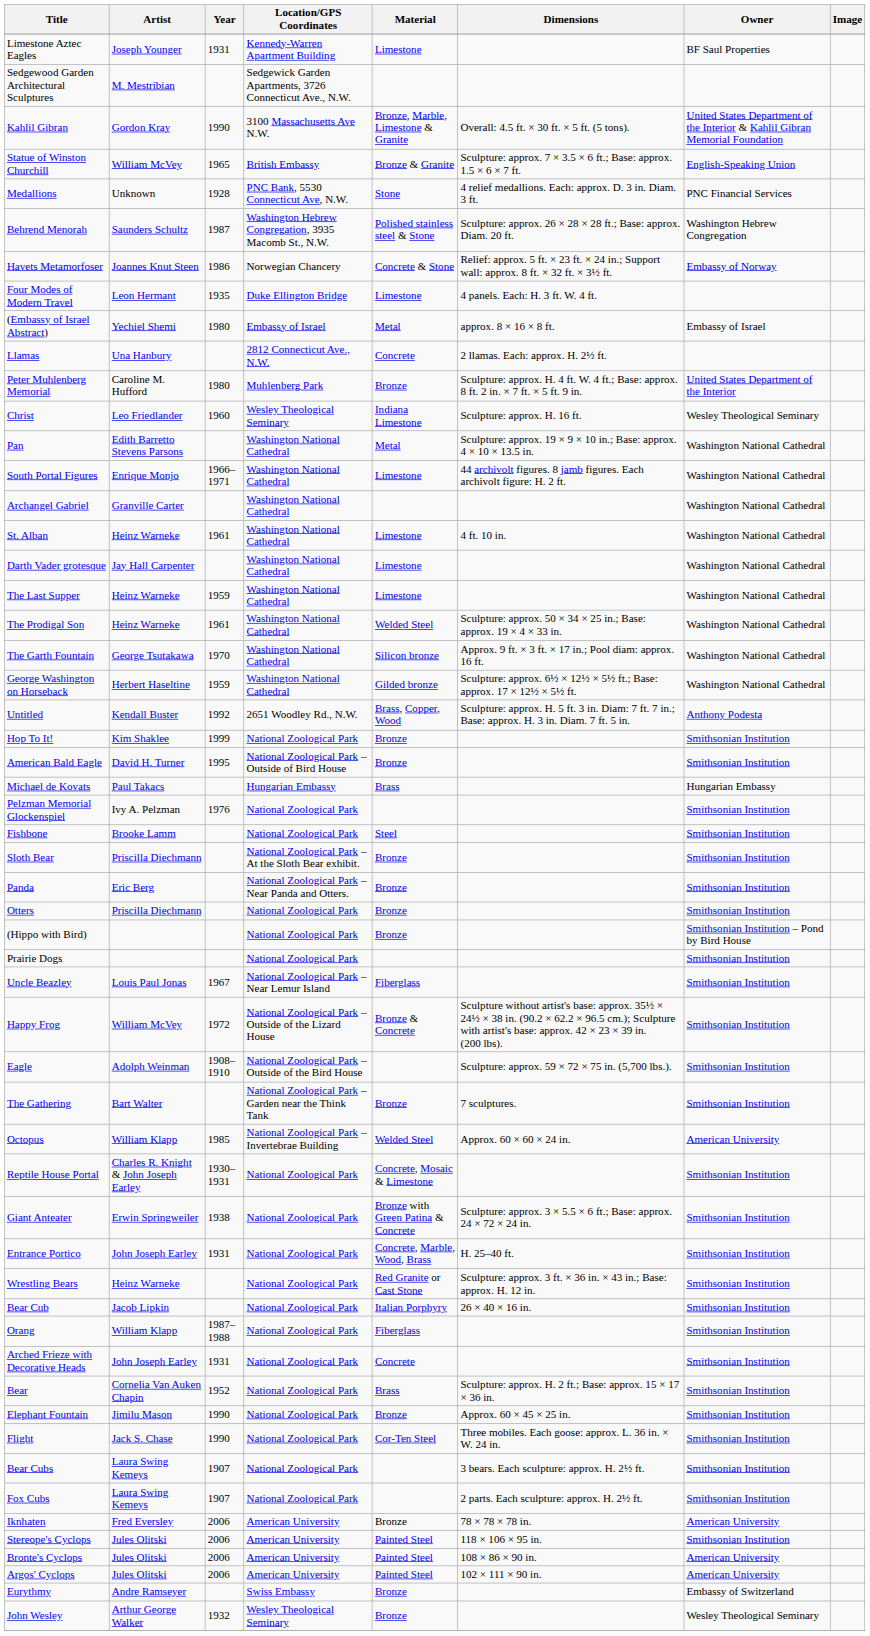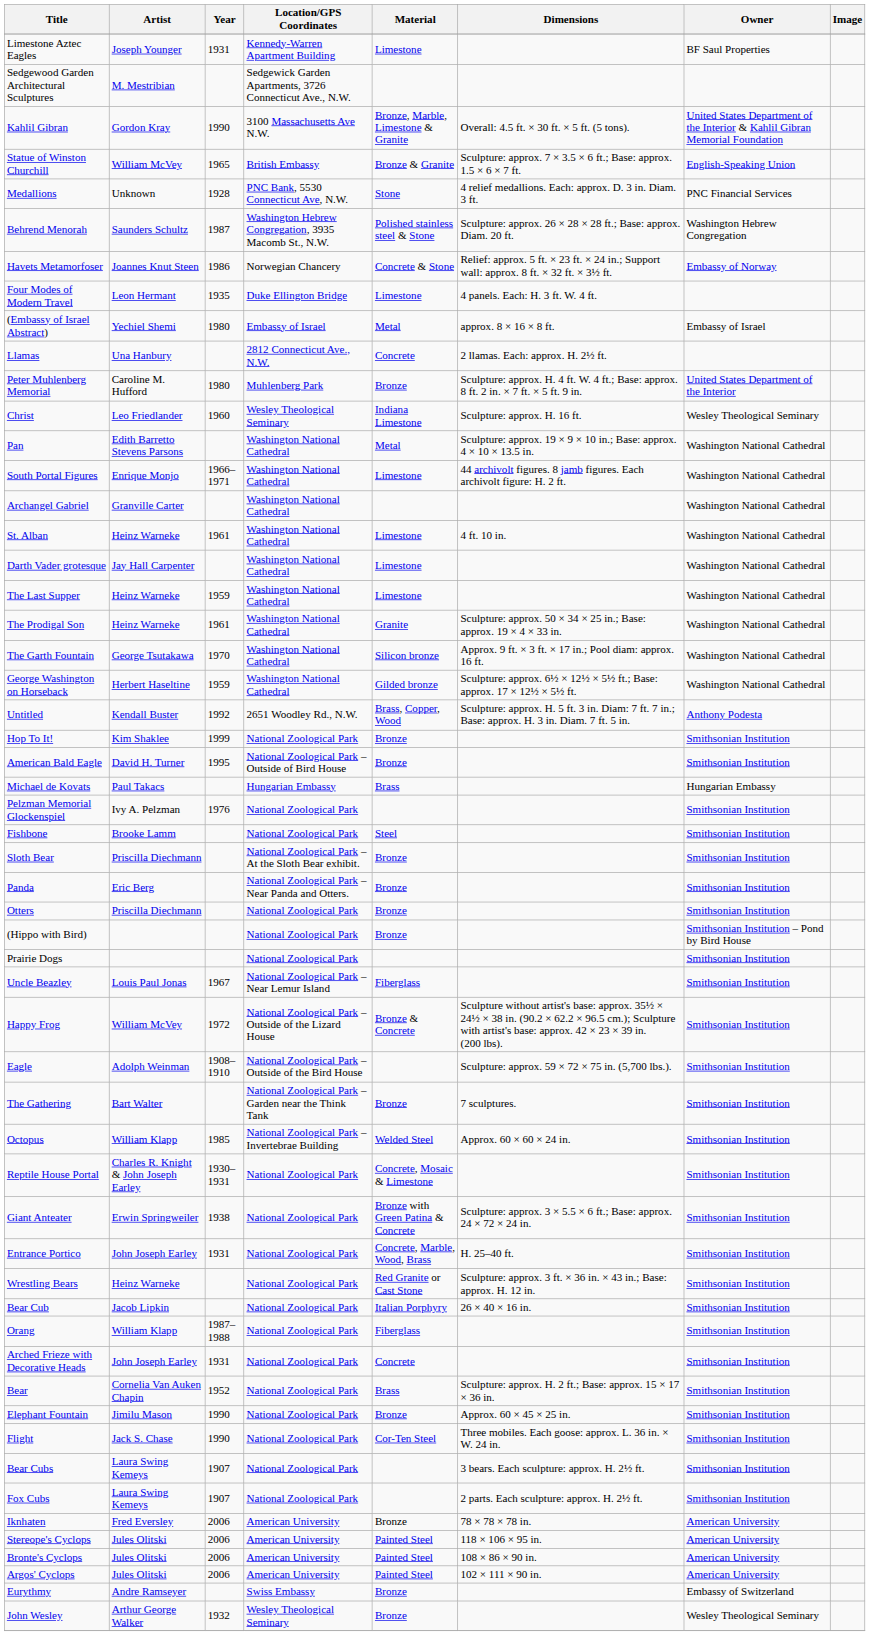(404, 625) Welded Steel -> (391, 625) Granite
(733, 1139) American University -> (738, 1139) Smithsonian Institution
(738, 1539) Smithsonian Institution -> (733, 1539) American University
